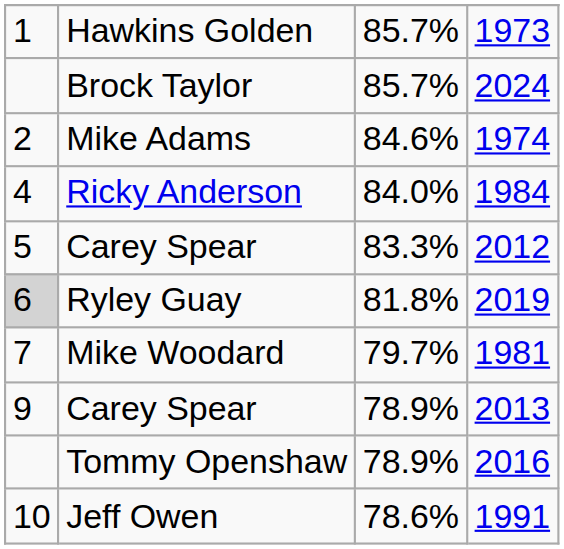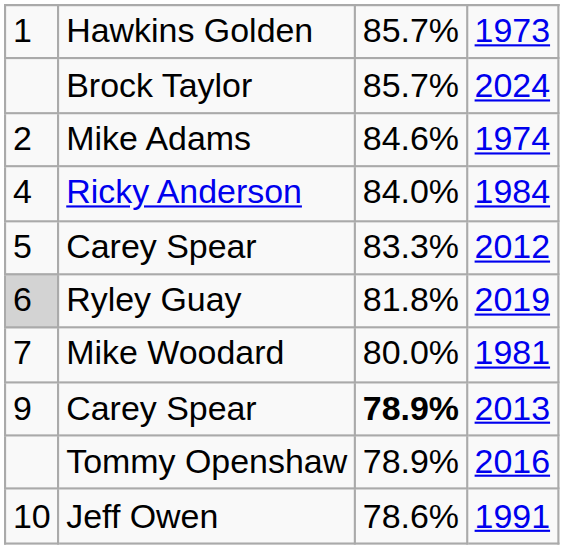(411, 354) 79.7% -> (411, 354) 80.0%
(411, 407) normal -> (411, 407) bold
